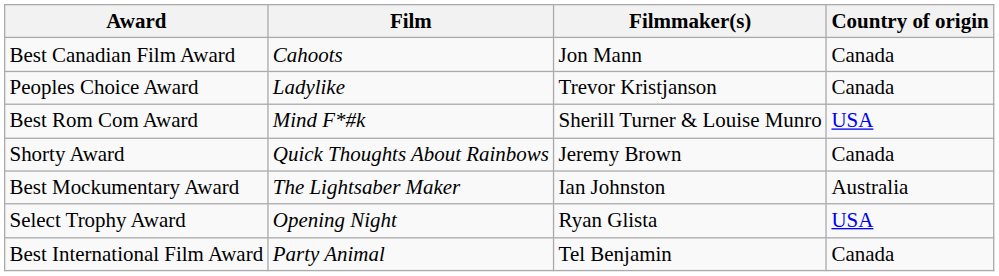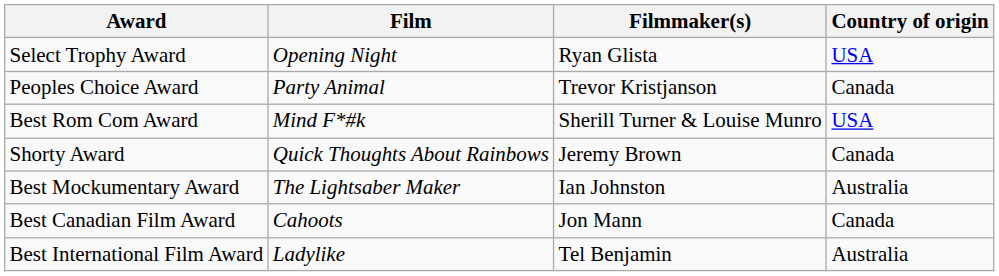rows swapped: (98, 220) <-> (122, 54)
(309, 87) Ladylike -> (329, 87) Party Animal
(329, 253) Party Animal -> (309, 253) Ladylike
(863, 253) Canada -> (870, 253) Australia
